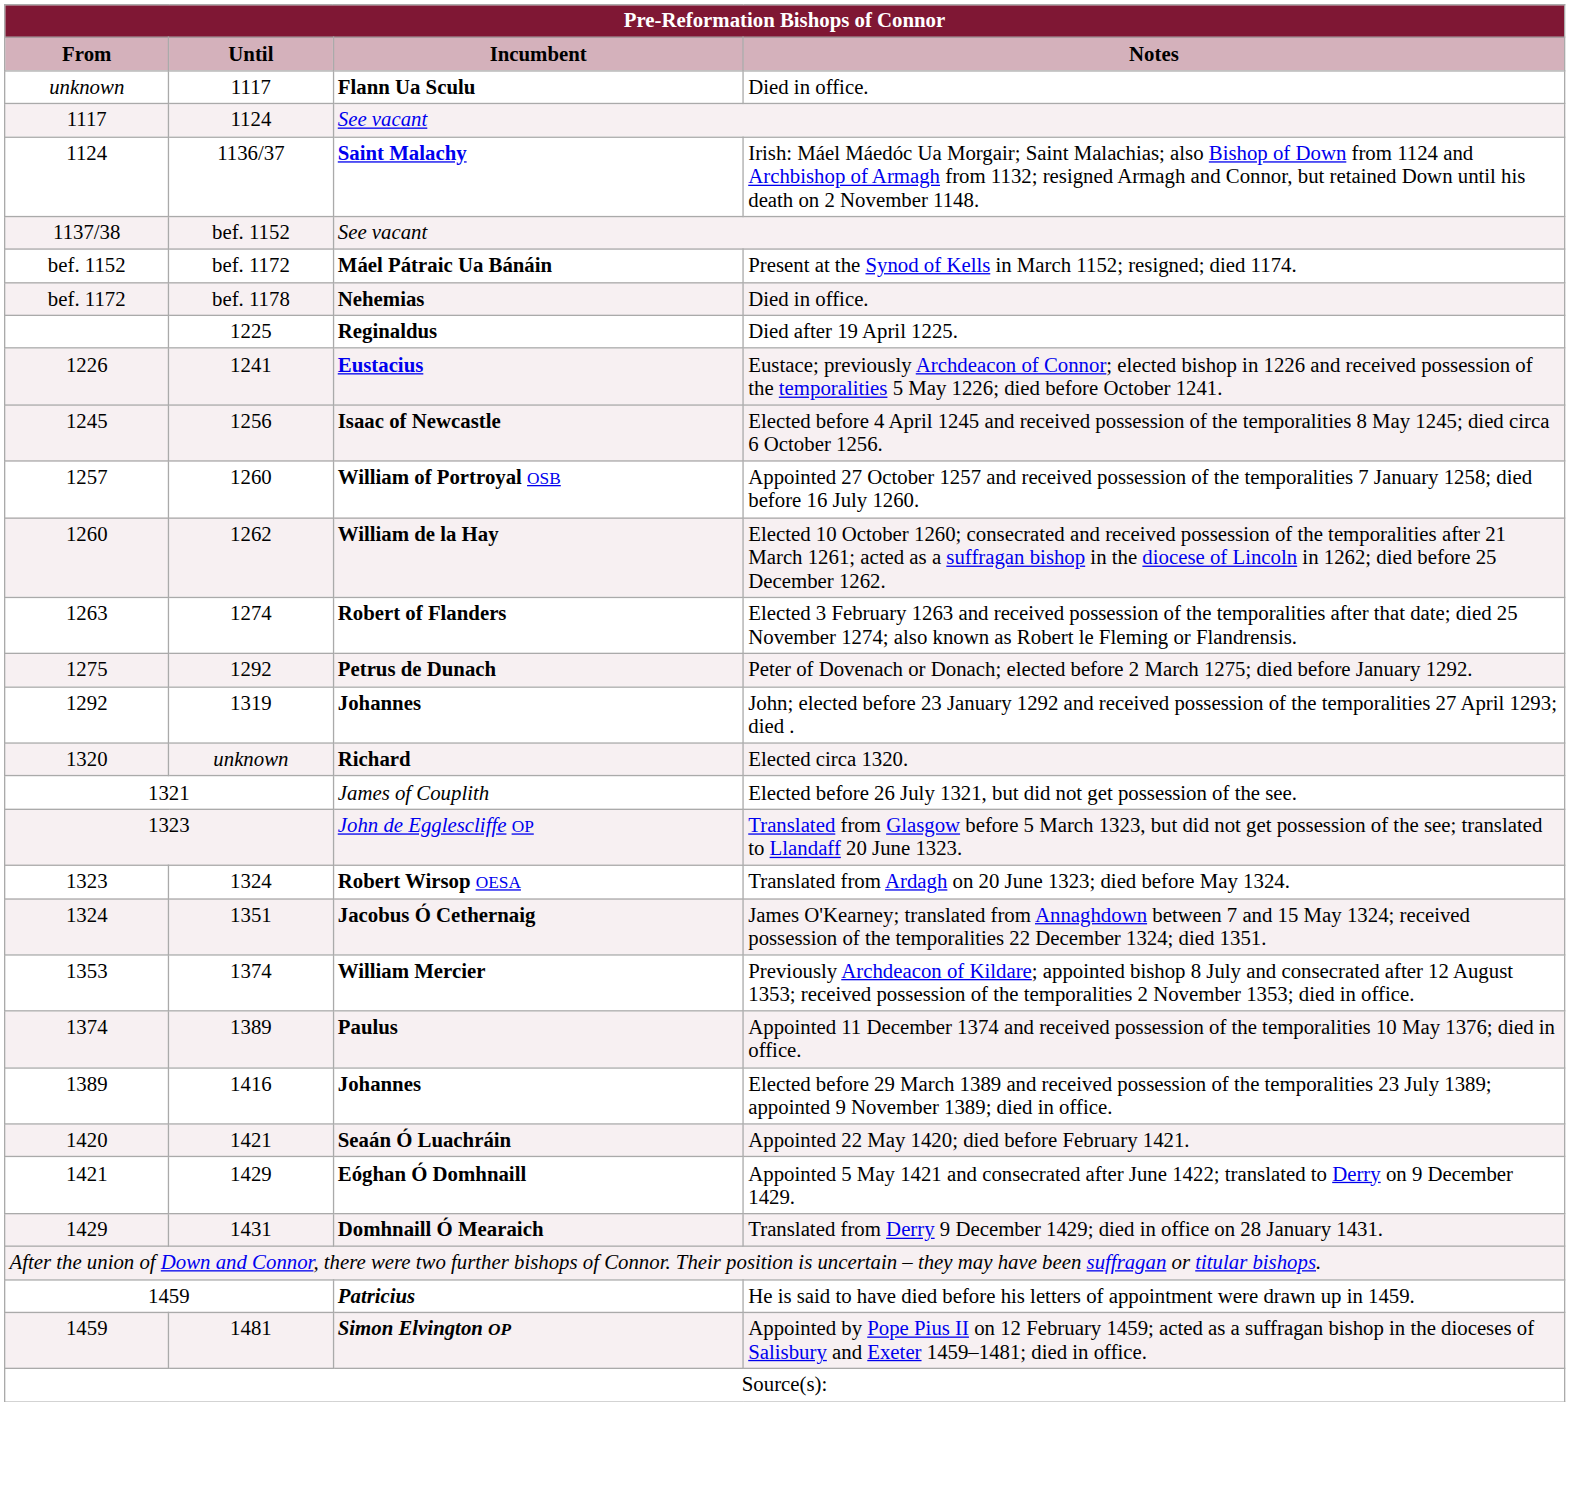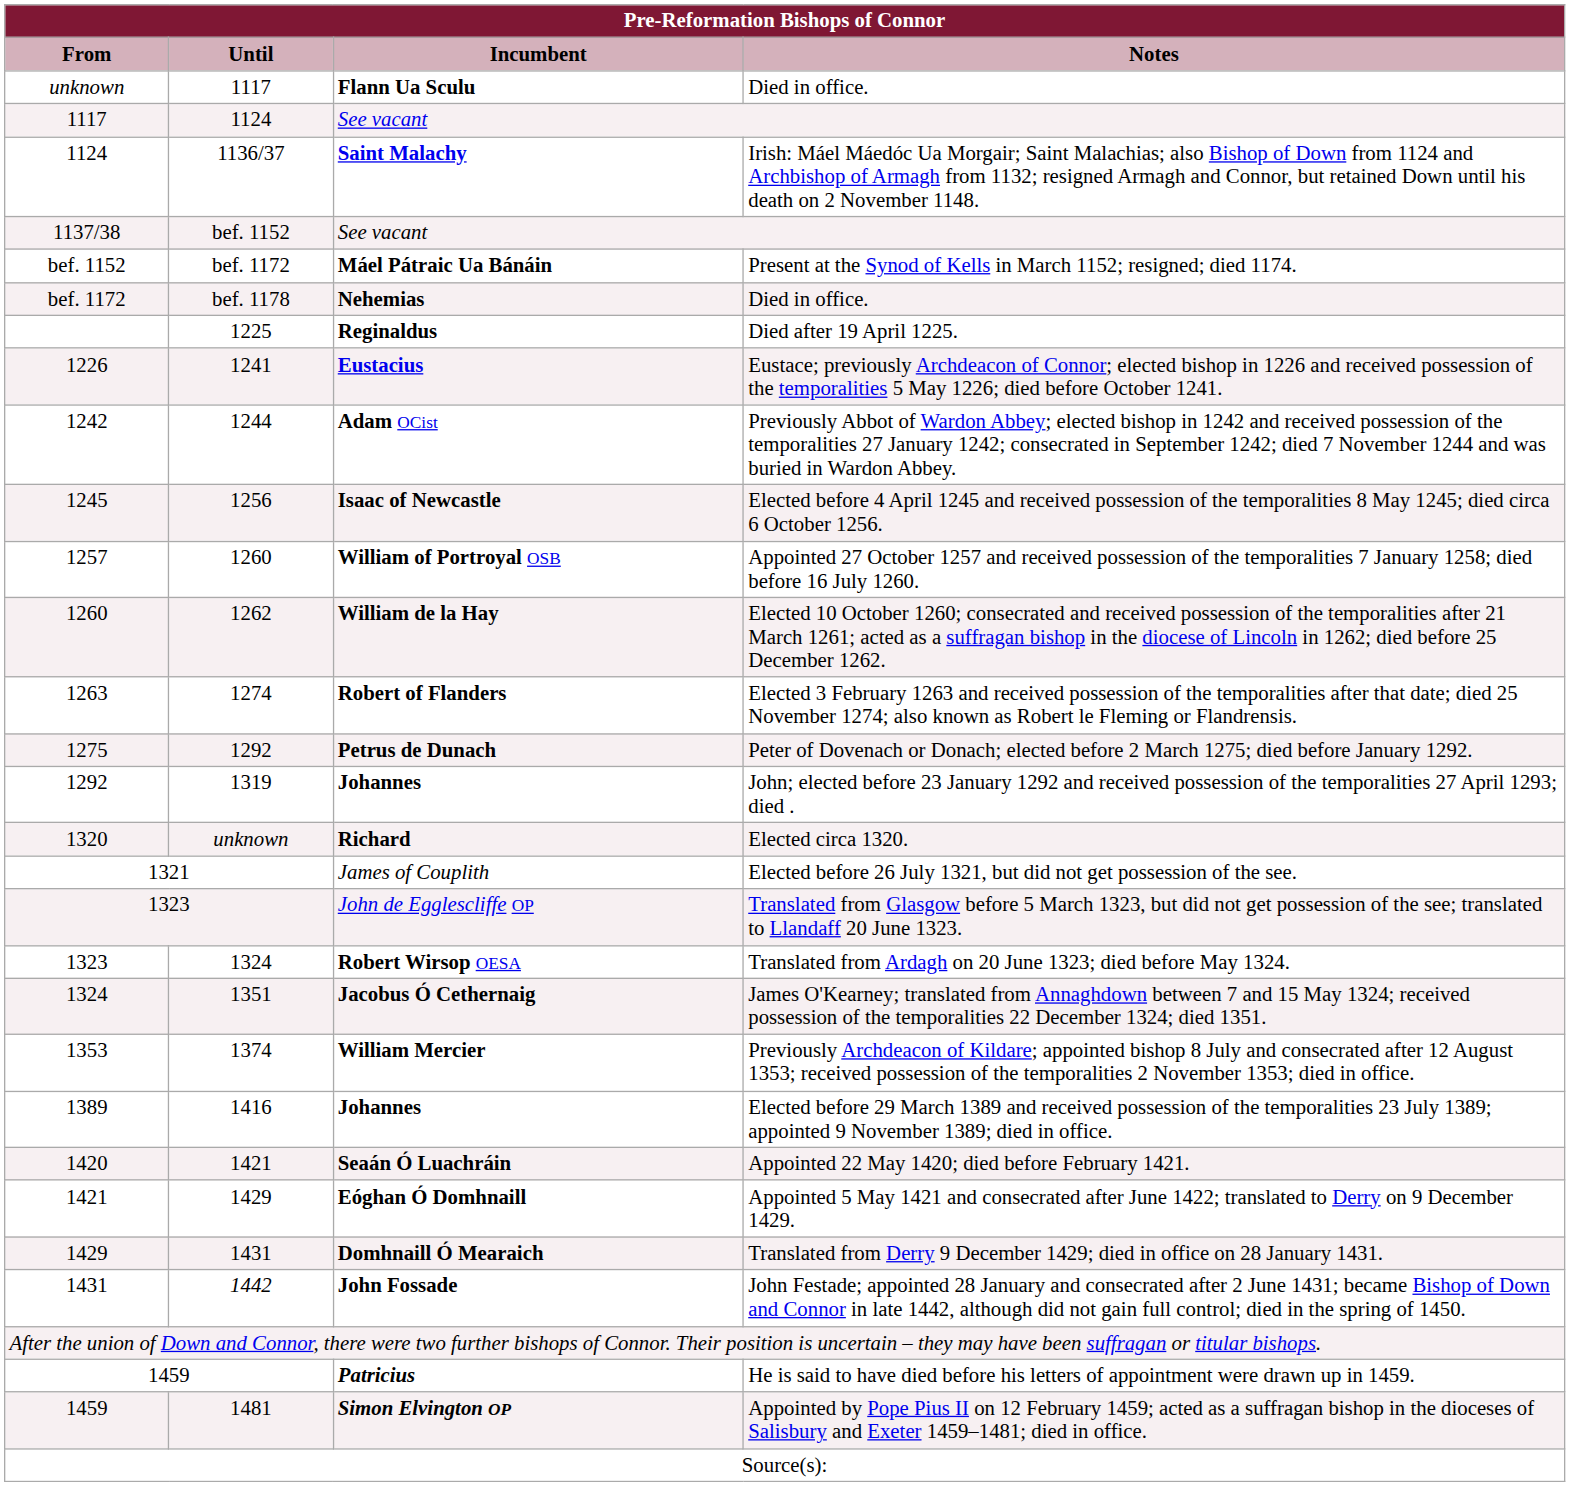+ row: (251, 421)
- row: (251, 1027)
+ row: (251, 1286)
